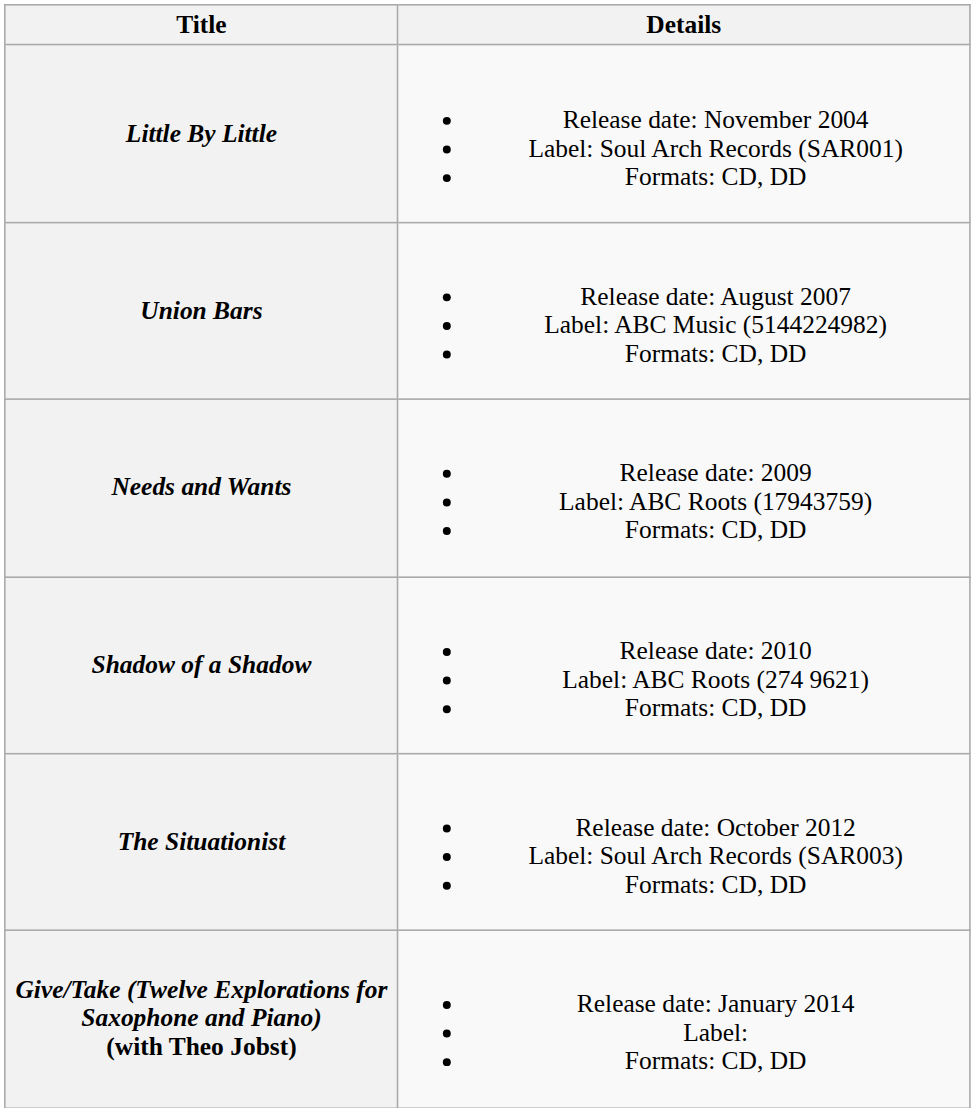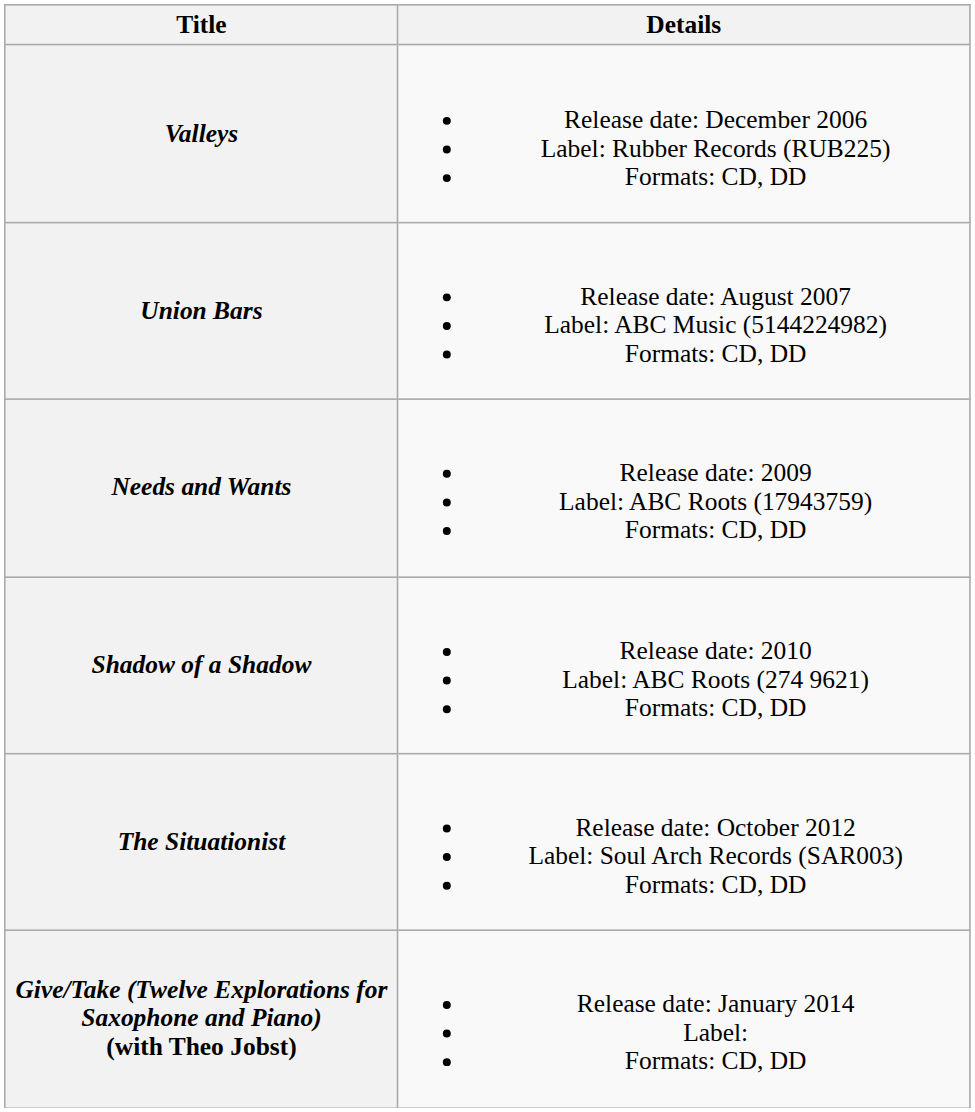- row: (201, 133)
+ row: (201, 133)
